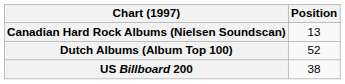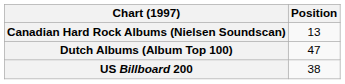(314, 50) 52 -> (314, 50) 47
